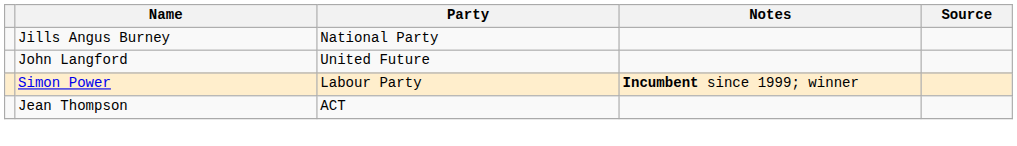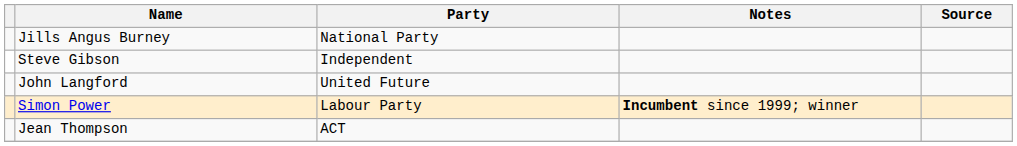+ row: (69, 62)
